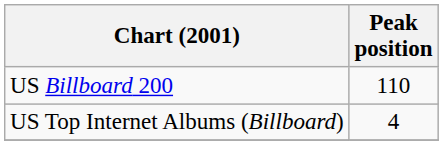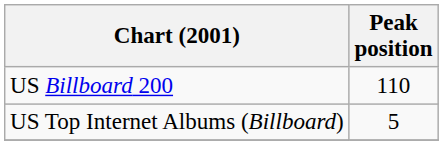(393, 121) 4 -> (393, 121) 5
